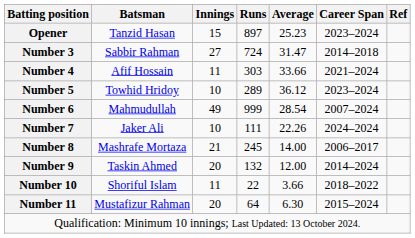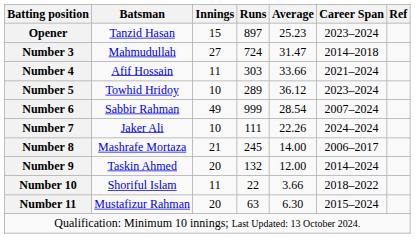(142, 52) Sabbir Rahman -> (142, 52) Mahmudullah
(142, 109) Mahmudullah -> (142, 109) Sabbir Rahman
(253, 204) 64 -> (253, 204) 63
